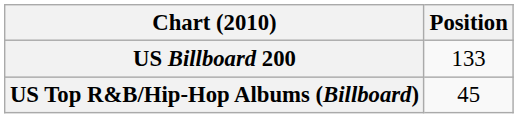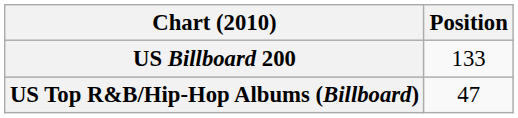(469, 94) 45 -> (469, 94) 47
